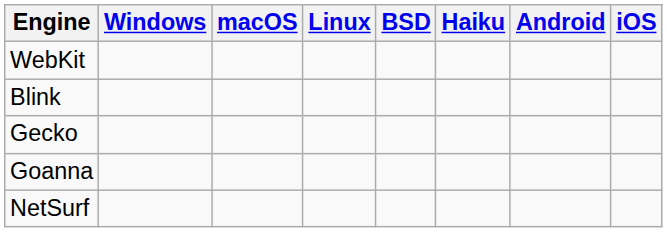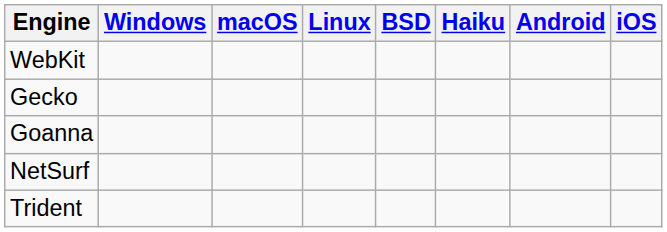- row: (35, 97)
+ row: (46, 208)
